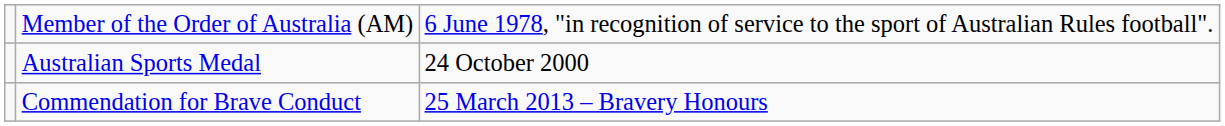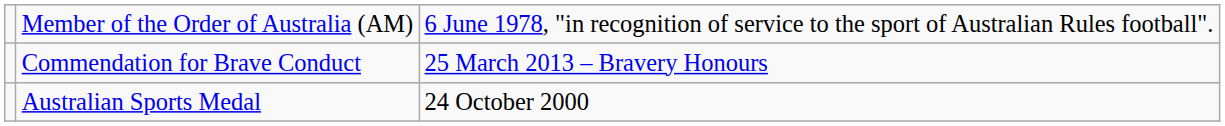rows swapped: (191, 101) <-> (141, 62)
